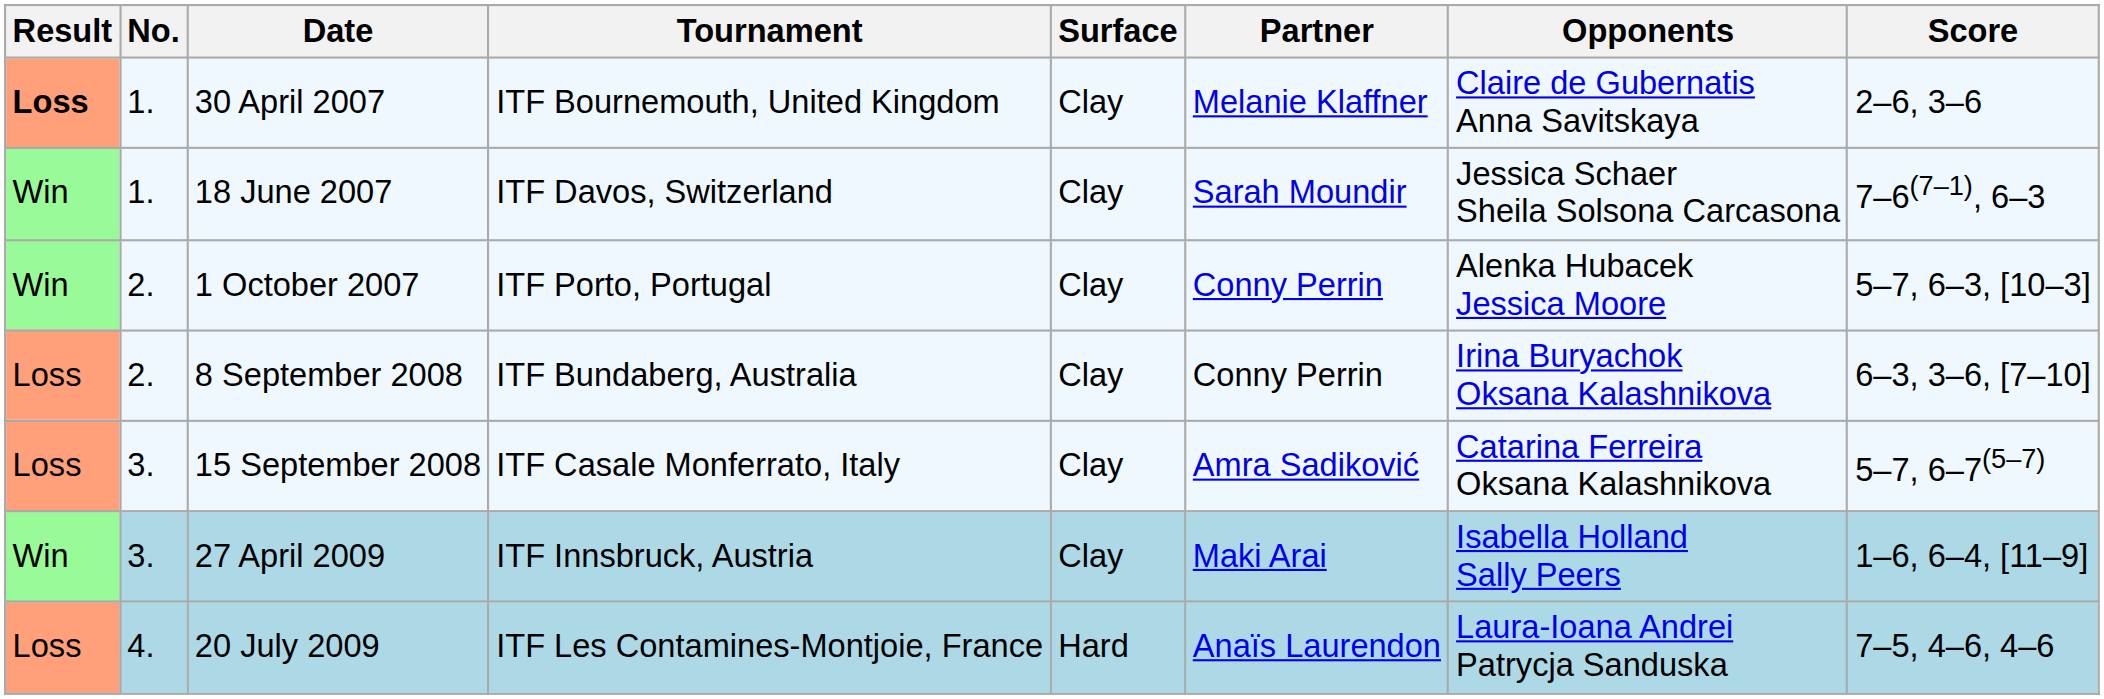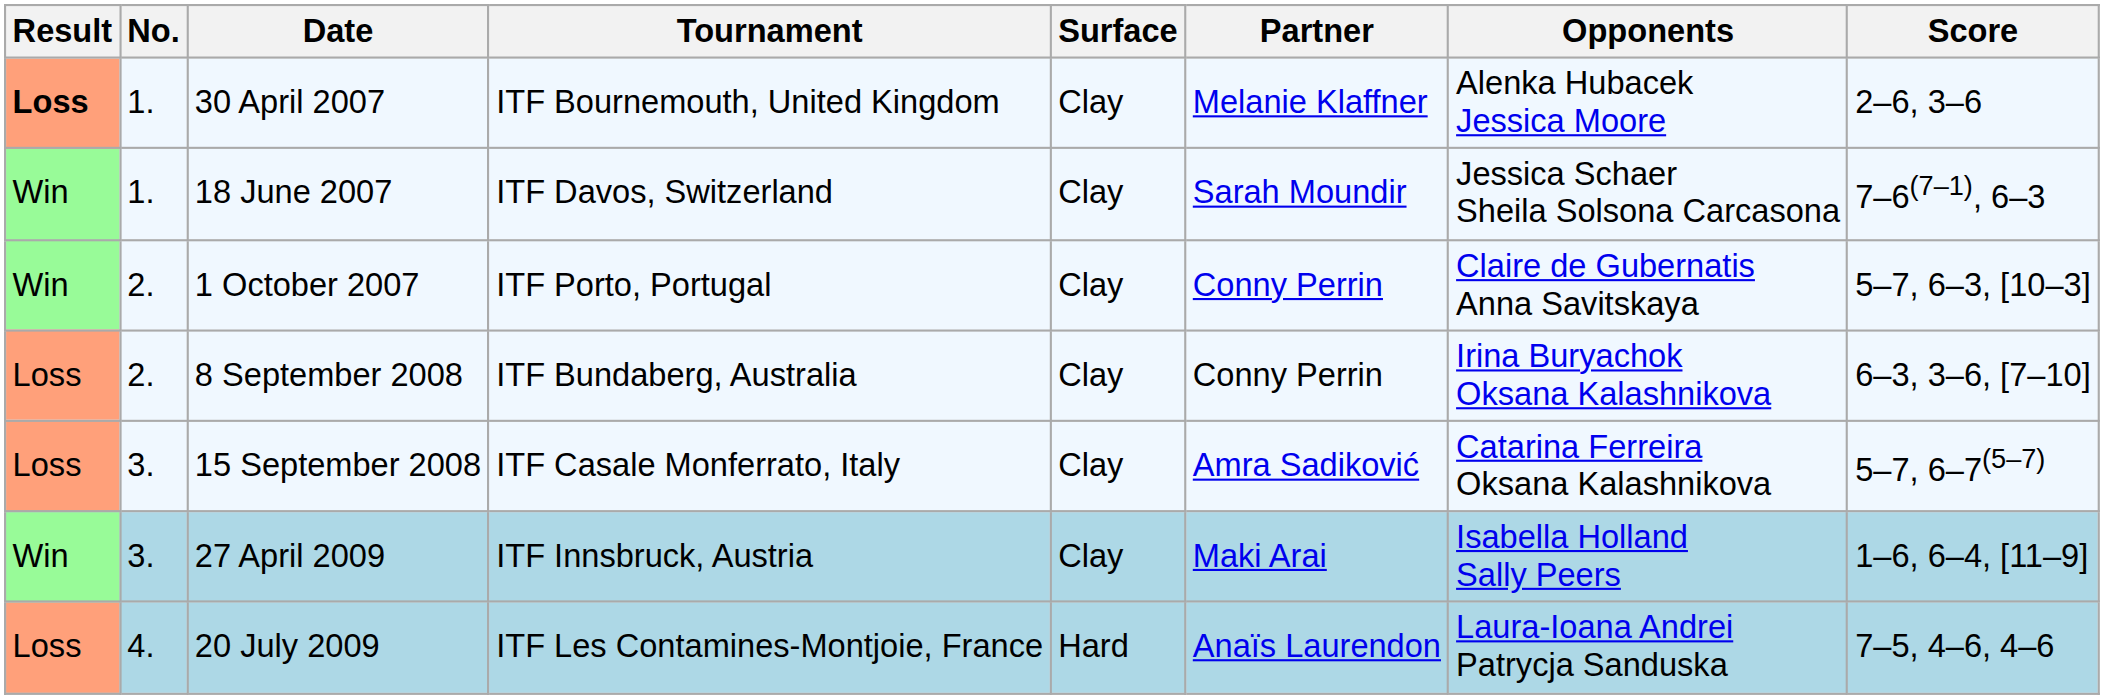(1606, 102) Claire de Gubernatis Anna Savitskaya -> (1575, 102) Alenka Hubacek Jessica Moore
(1575, 283) Alenka Hubacek Jessica Moore -> (1606, 283) Claire de Gubernatis Anna Savitskaya
